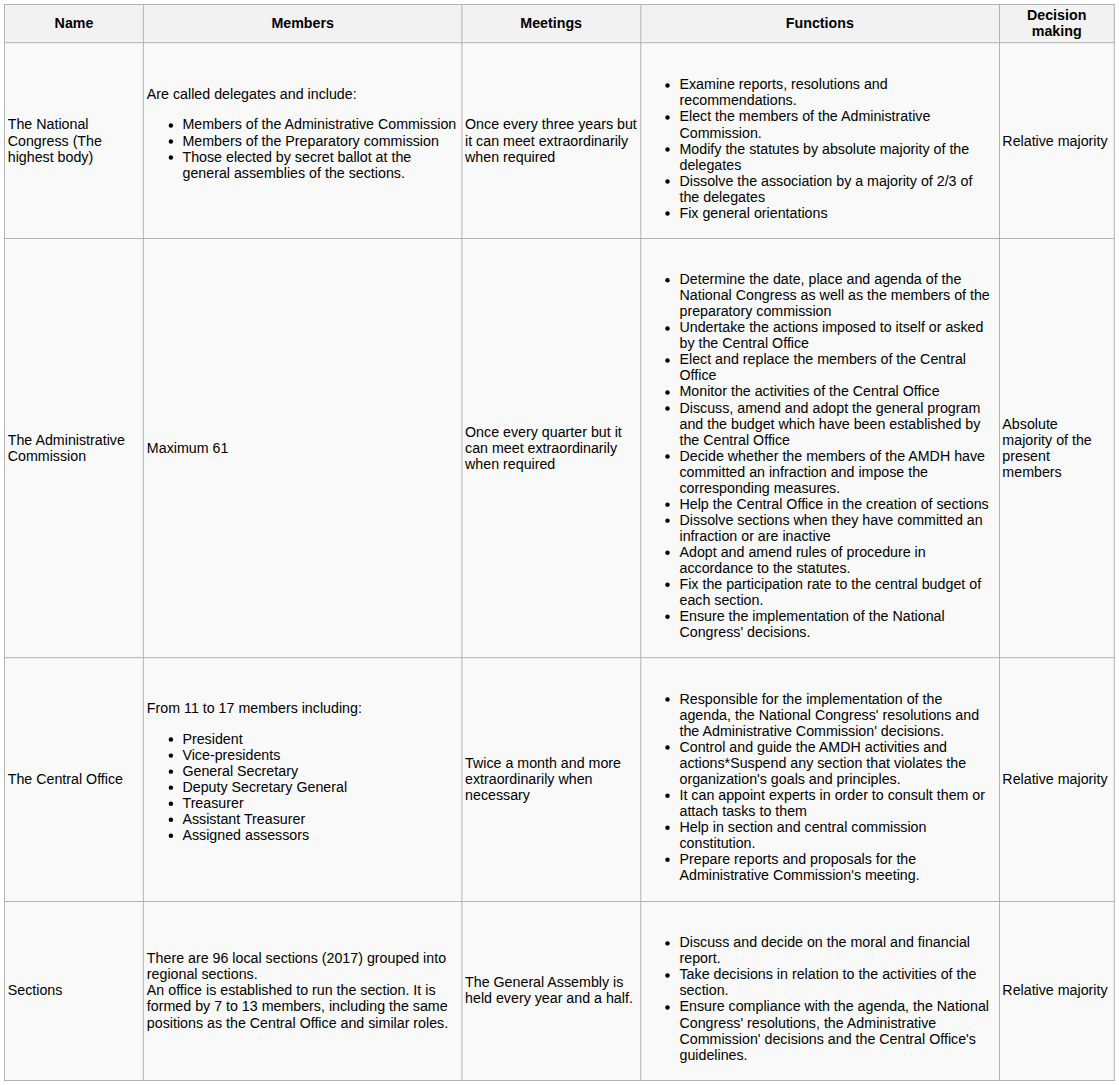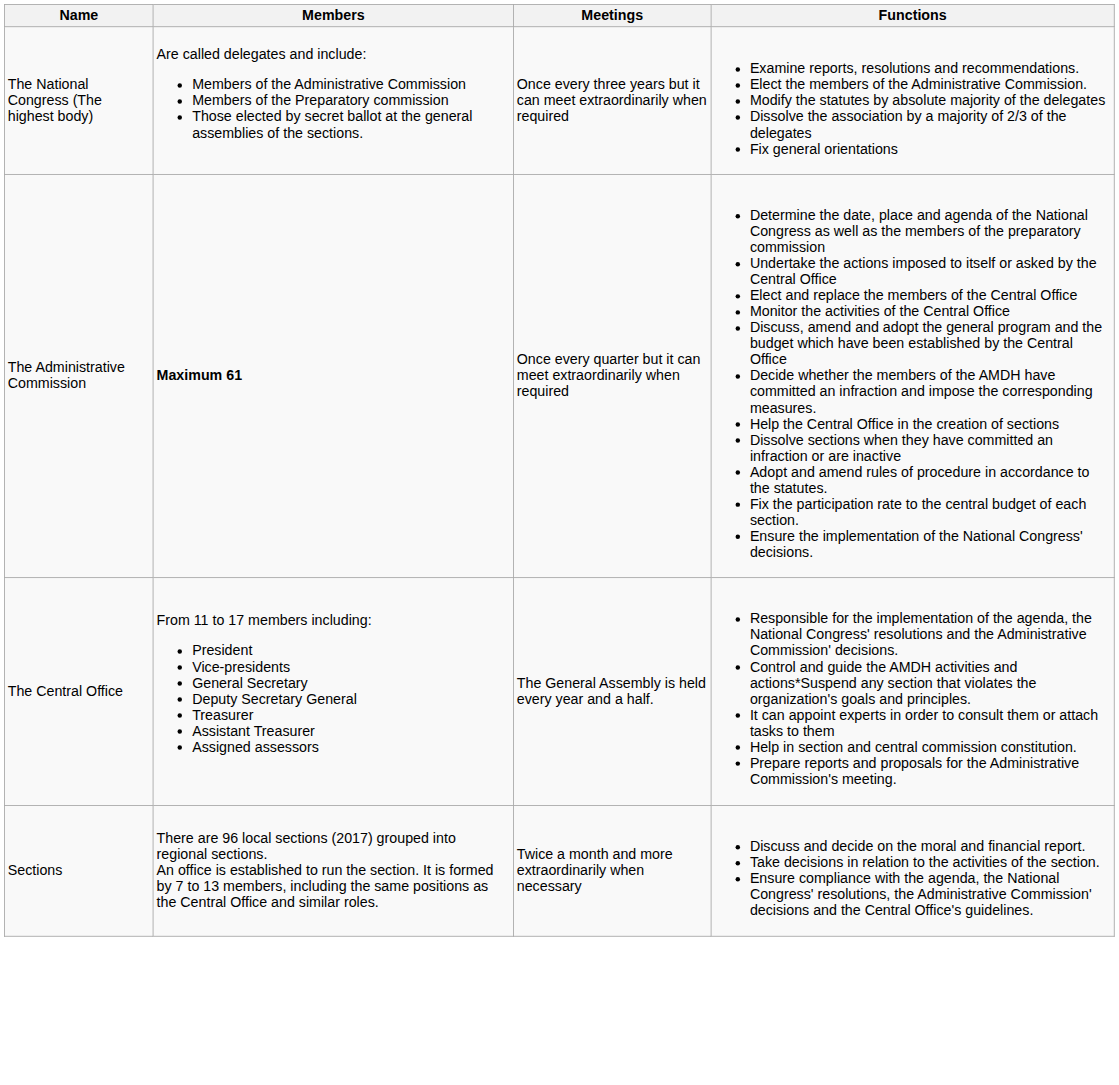- column: (1057, 23)
(188, 448) normal -> (199, 376) bold
(543, 779) Twice a month and more extraordinarily when necessary -> (611, 691) The General Assembly is held every year and a half.
(549, 990) The General Assembly is held every year and a half. -> (595, 870) Twice a month and more extraordinarily when necessary
